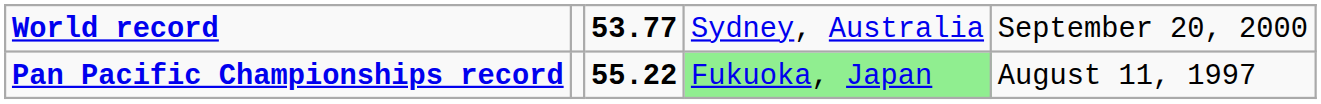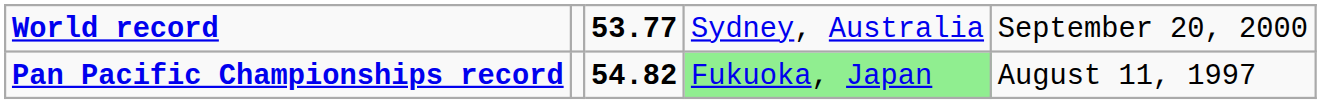(634, 75) 55.22 -> (634, 75) 54.82
